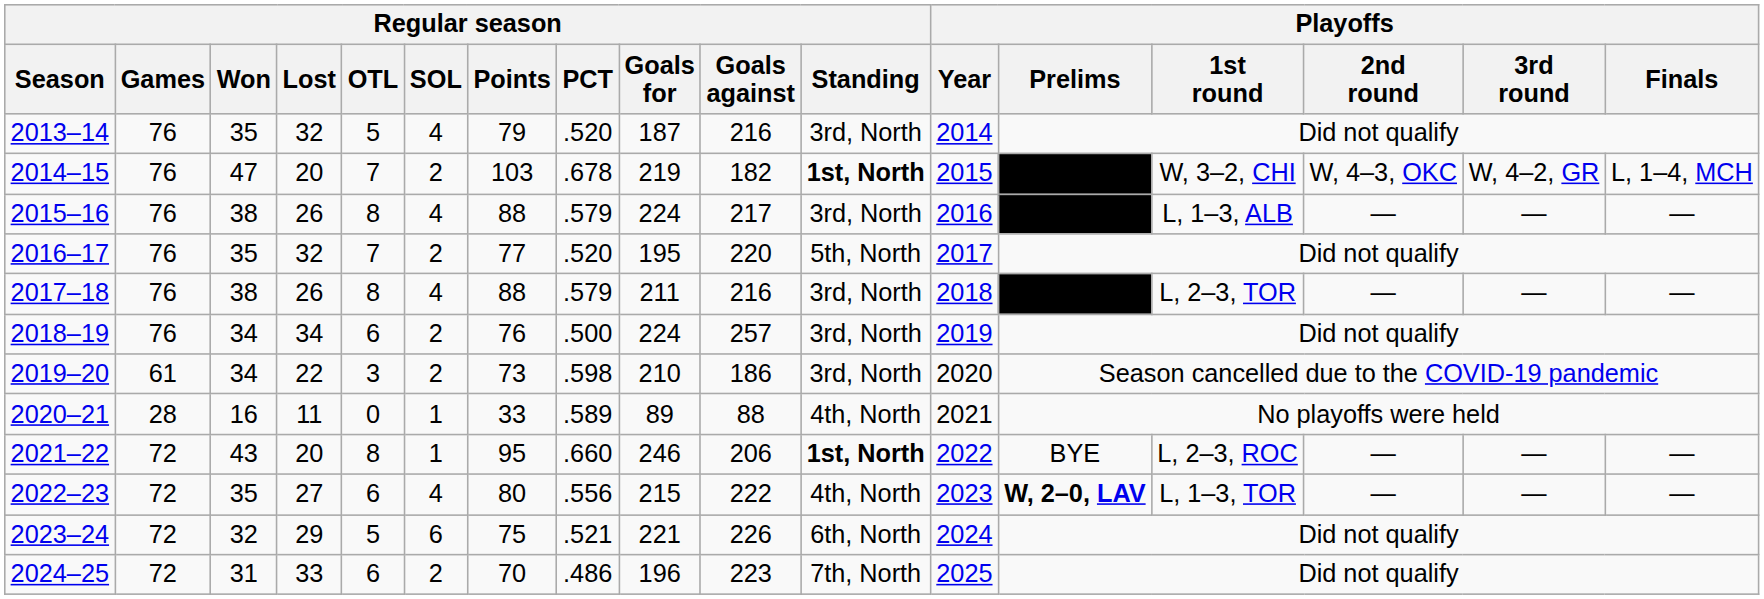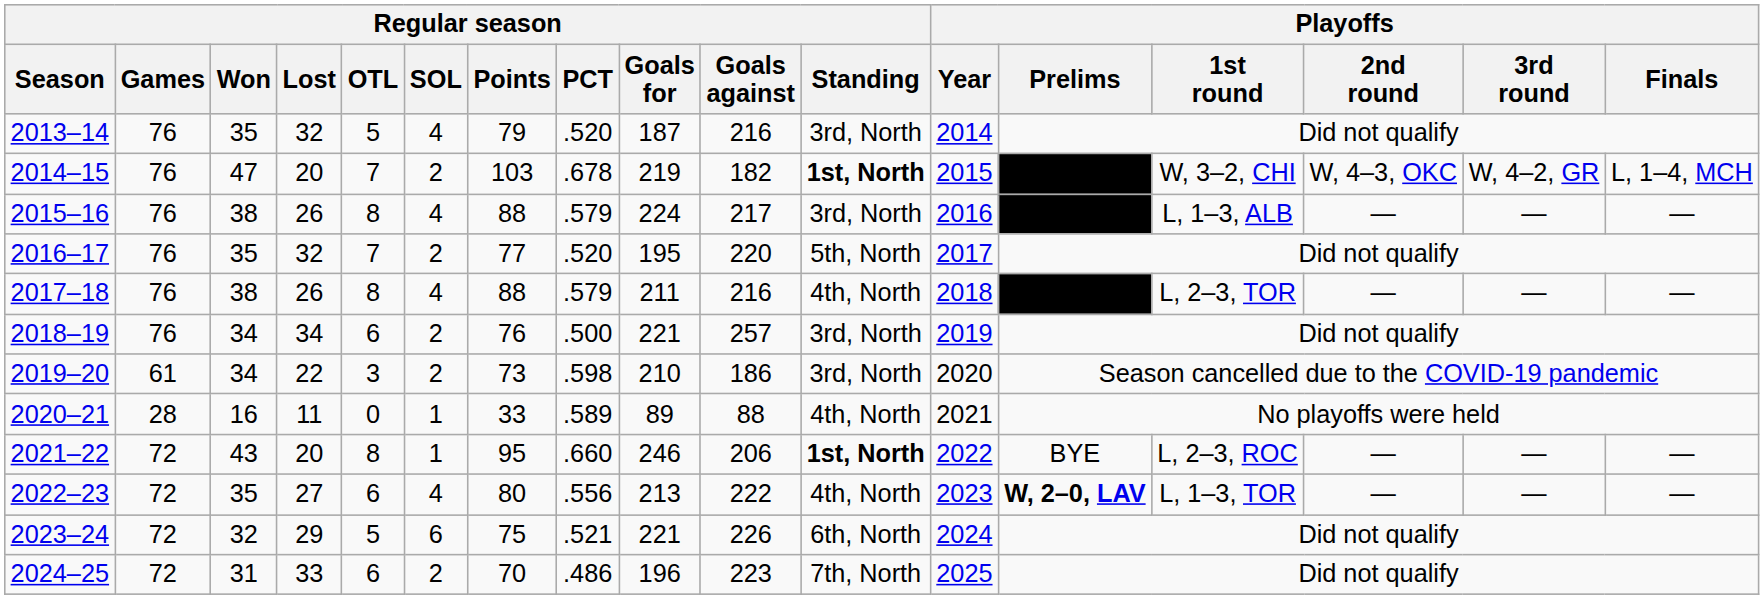(866, 293) 3rd, North -> (866, 293) 4th, North
(660, 333) 224 -> (660, 333) 221
(660, 494) 215 -> (660, 494) 213
